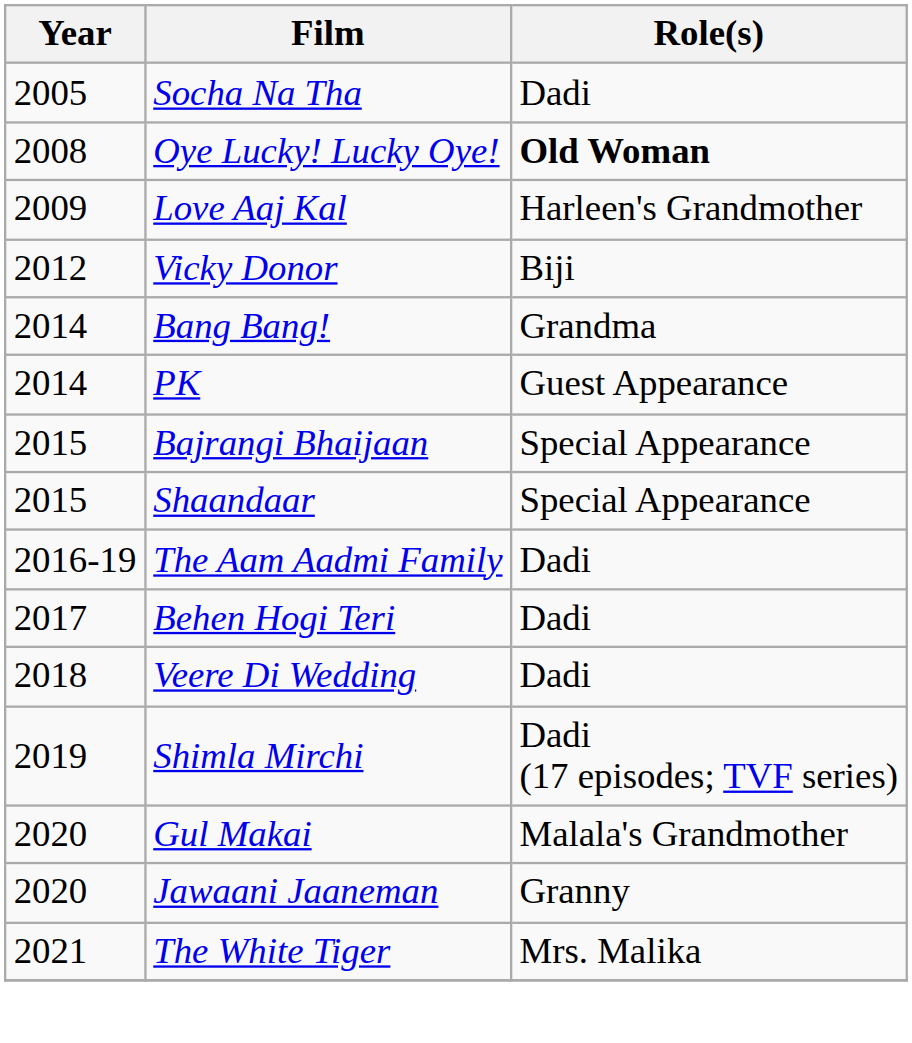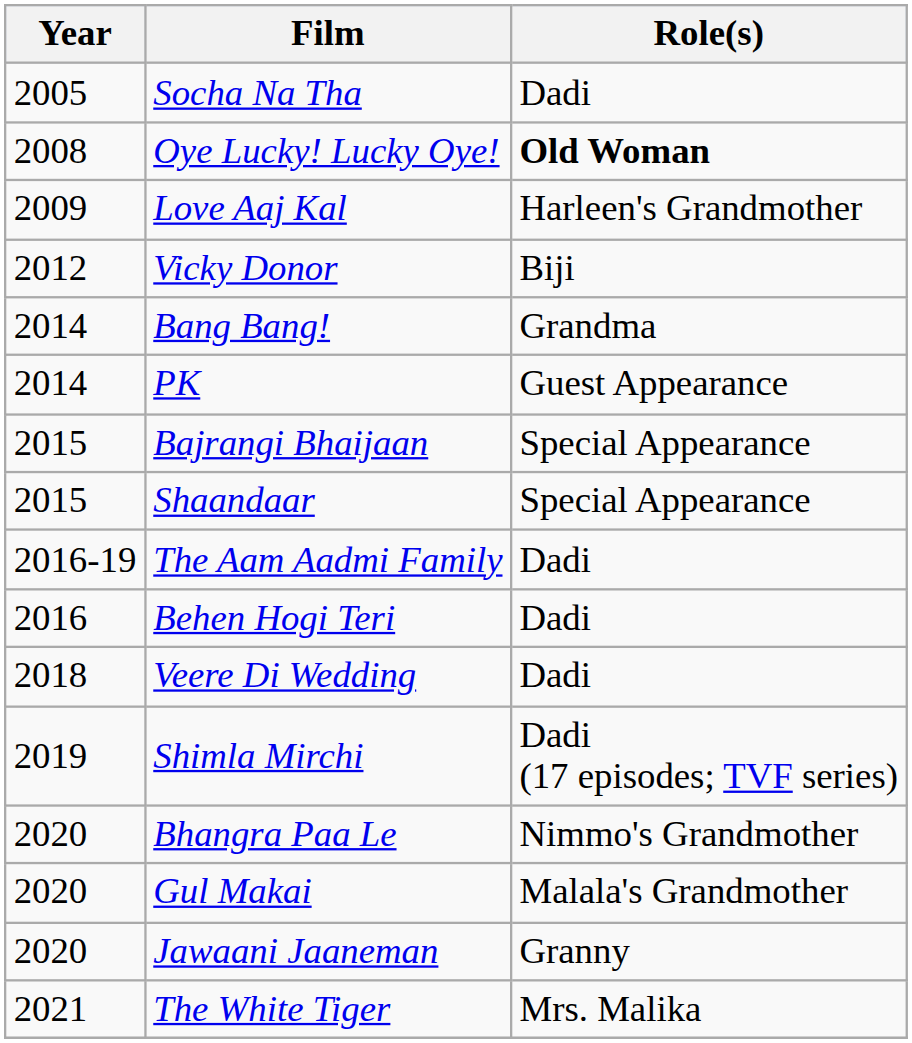(50, 617) 2017 -> (50, 617) 2016
+ row: (275, 833)
